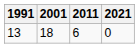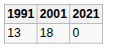- column: (86, 14)
